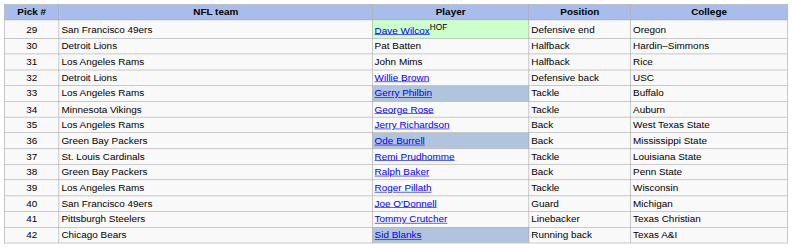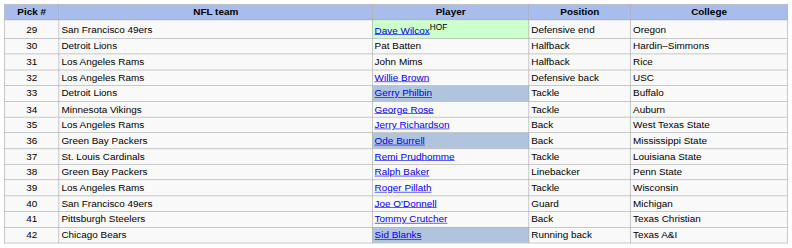(89, 77) Detroit Lions -> (103, 77) Los Angeles Rams
(103, 93) Los Angeles Rams -> (89, 93) Detroit Lions
(542, 172) Back -> (555, 172) Linebacker
(555, 219) Linebacker -> (542, 219) Back
